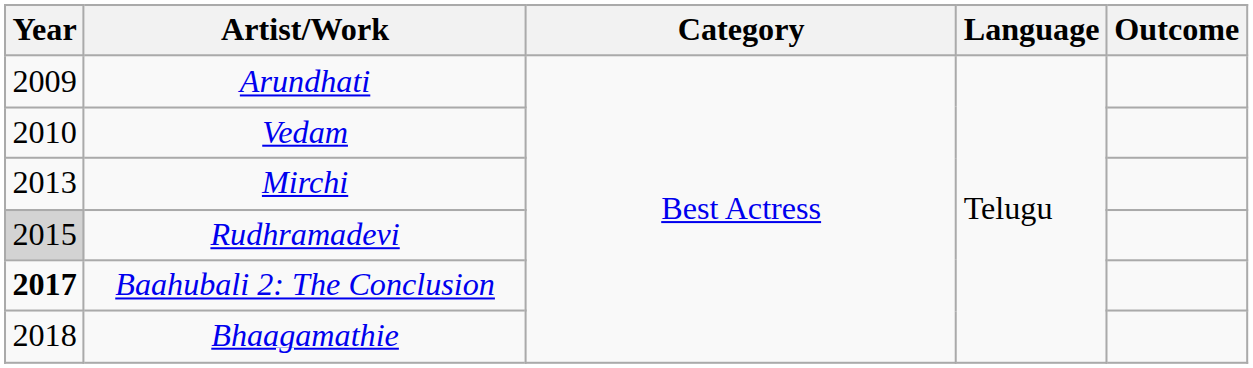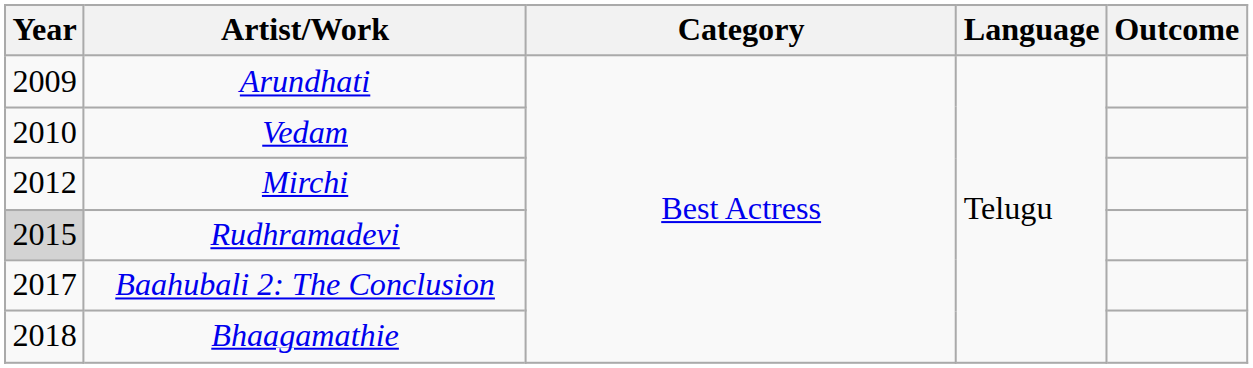(45, 183) 2013 -> (45, 183) 2012
(45, 285) bold -> (45, 285) normal
